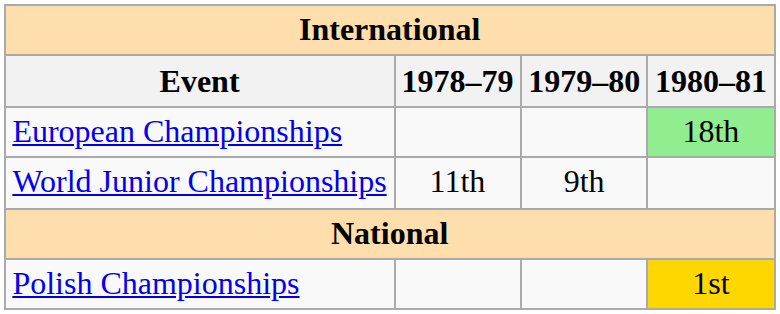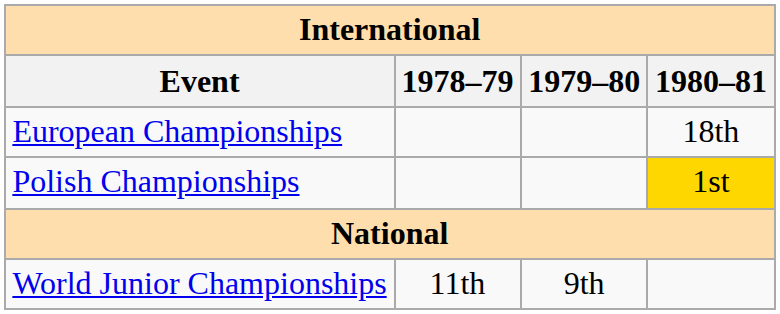(711, 131) lightgreen background -> (711, 131) no background
rows swapped: (200, 182) <-> (156, 283)
